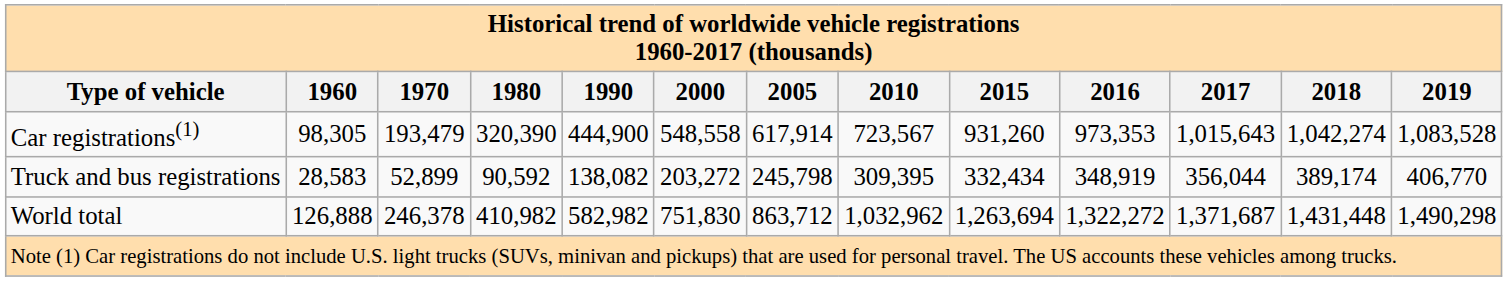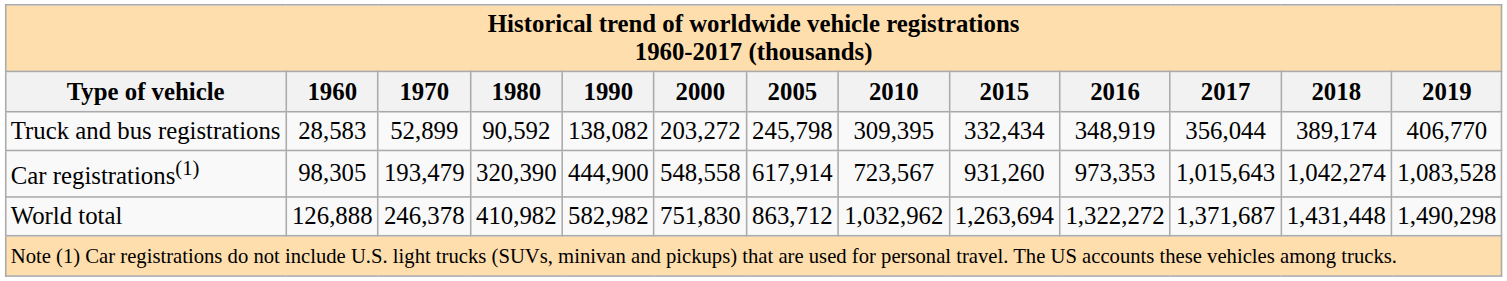rows swapped: (105, 134) <-> (146, 176)
